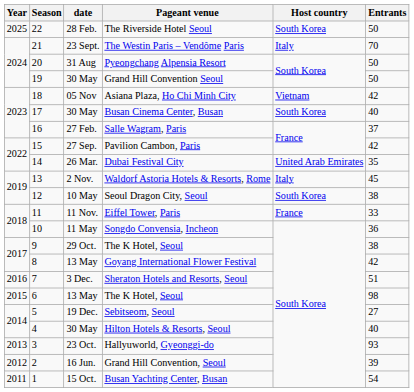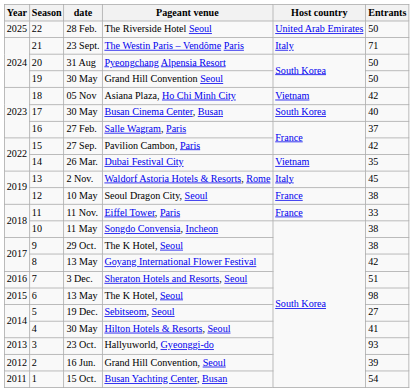(301, 29) South Korea -> (319, 29) United Arab Emirates
(373, 45) 70 -> (373, 45) 71
(319, 162) United Arab Emirates -> (292, 162) Vietnam
(301, 195) South Korea -> (289, 195) France
(373, 229) 36 -> (373, 229) 38
(373, 329) 40 -> (373, 329) 41
